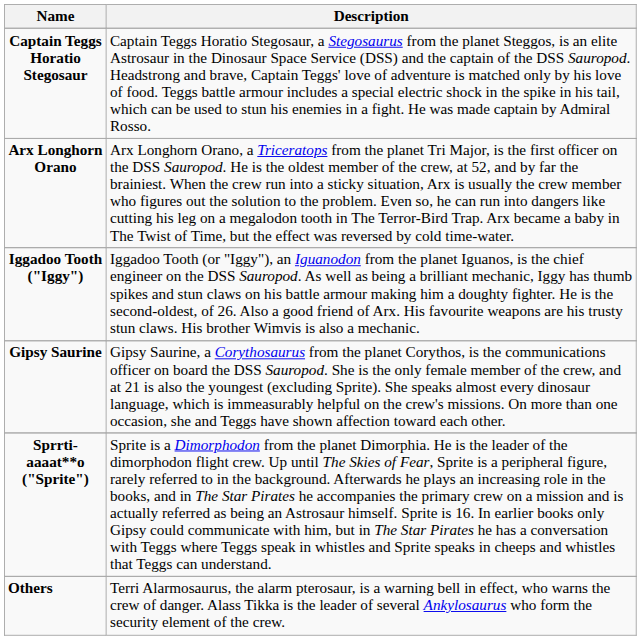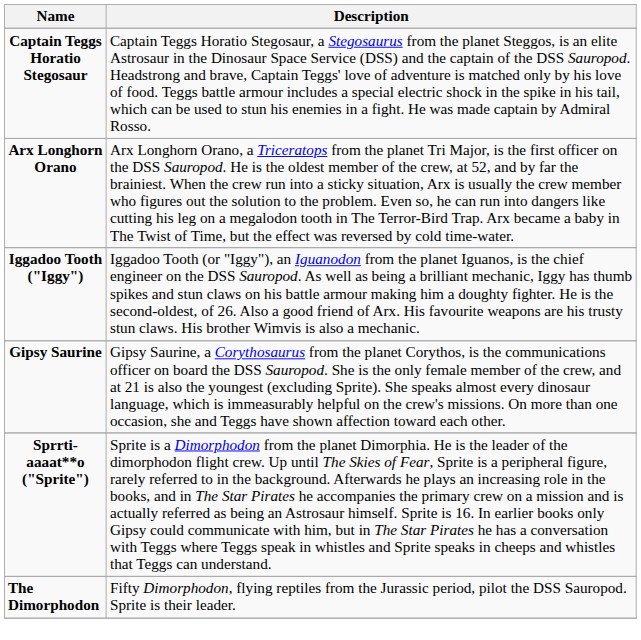+ row: (54, 597)
- row: (30, 588)
